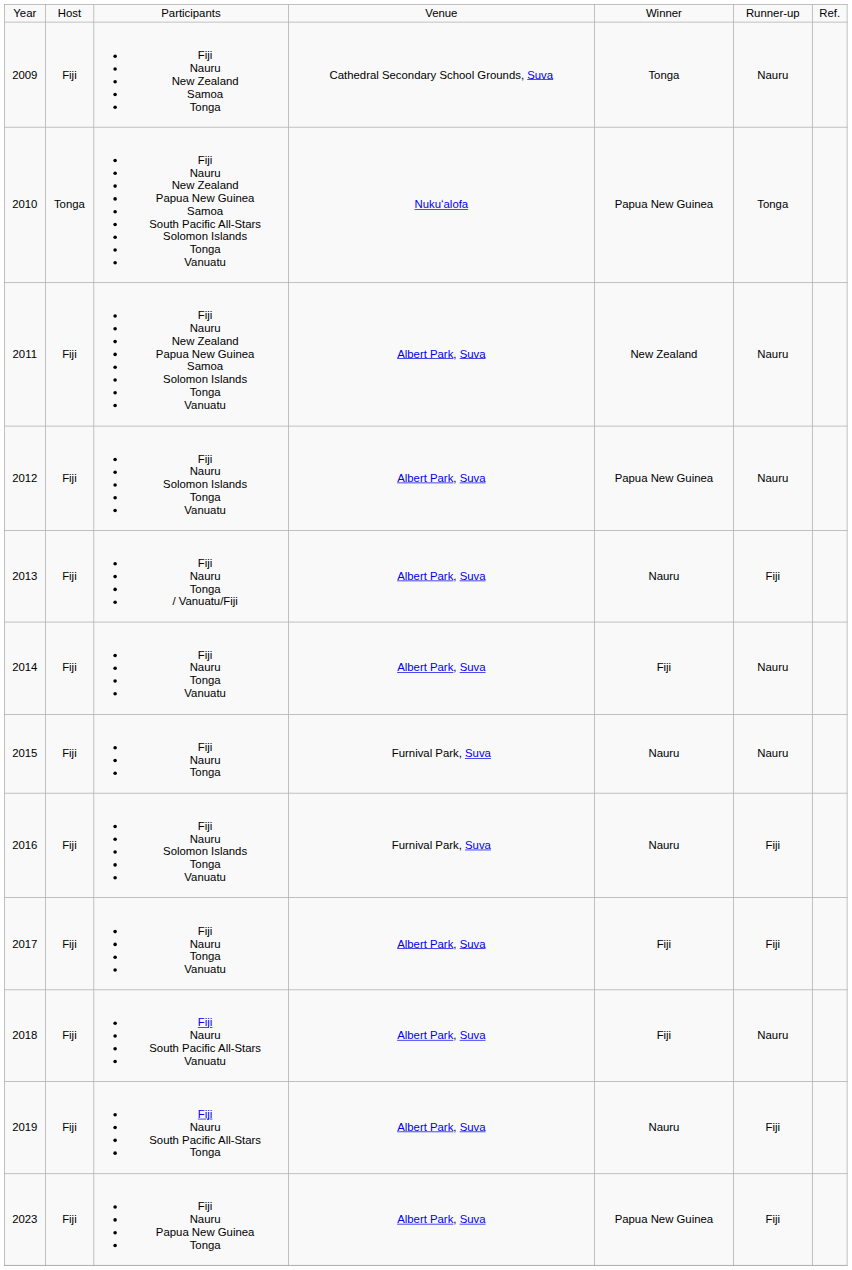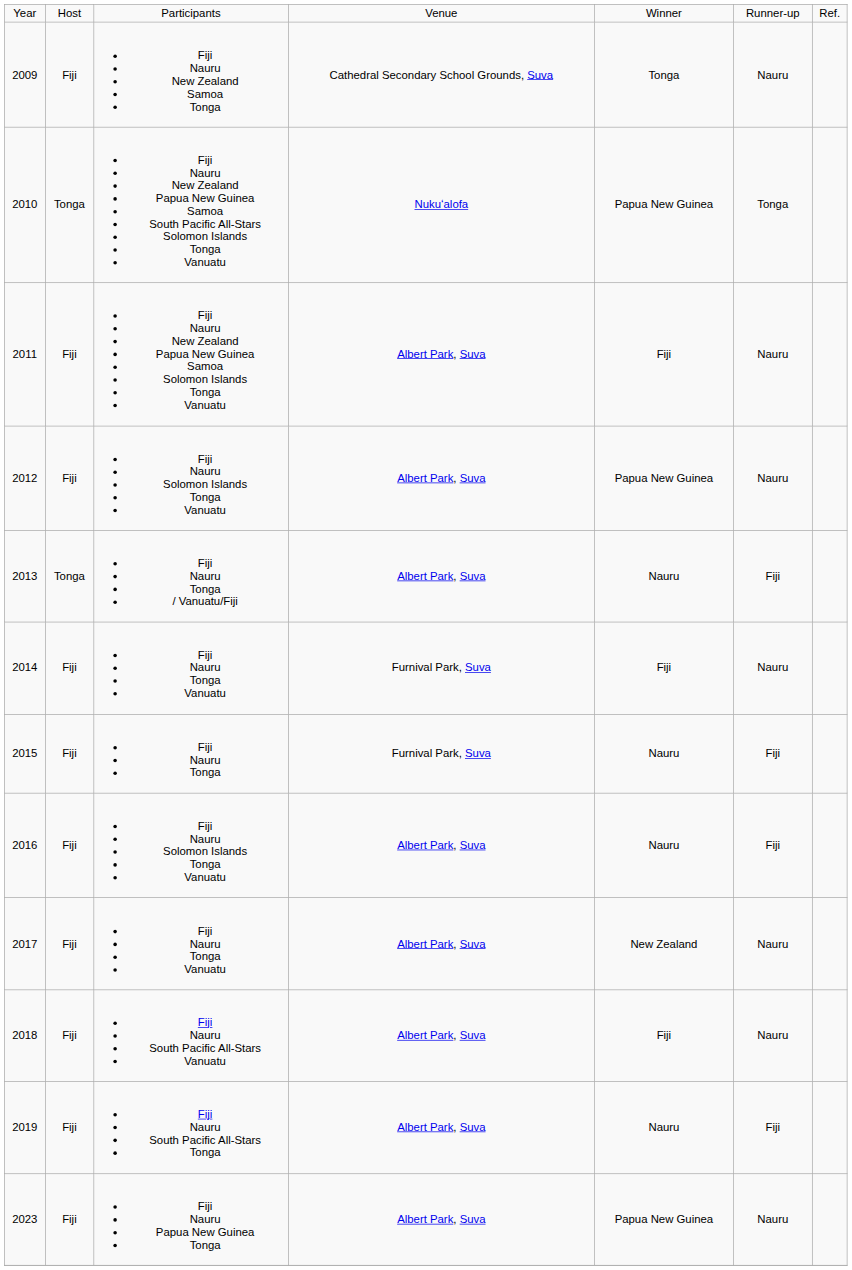(664, 354) New Zealand -> (664, 354) Fiji
(69, 576) Fiji -> (69, 576) Tonga
(441, 668) Albert Park, Suva -> (441, 668) Furnival Park, Suva
(773, 753) Nauru -> (773, 753) Fiji
(441, 845) Furnival Park, Suva -> (441, 845) Albert Park, Suva
(664, 943) Fiji -> (664, 943) New Zealand
(773, 943) Fiji -> (773, 943) Nauru
(773, 1219) Fiji -> (773, 1219) Nauru
